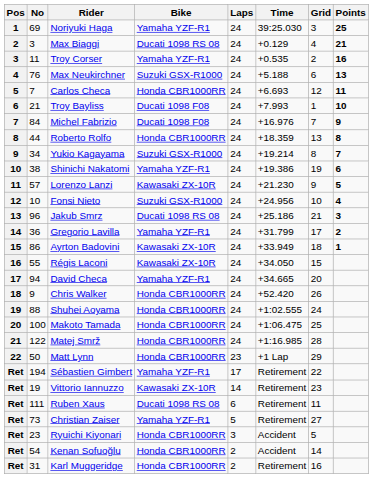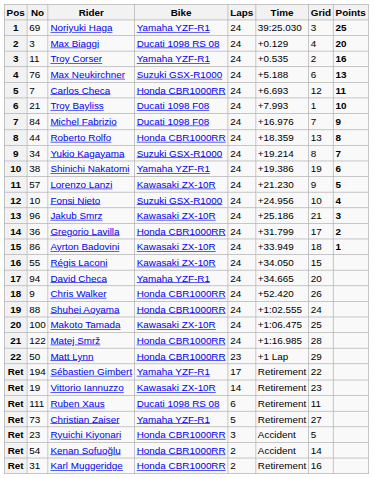(341, 44) 21 -> (341, 44) 20
(178, 216) Ducati 1098 RS 08 -> (176, 216) Kawasaki ZX-10R
(173, 231) Yamaha YZF-R1 -> (181, 231) Honda CBR1000RR
(181, 325) Honda CBR1000RR -> (176, 325) Kawasaki ZX-10R
